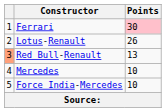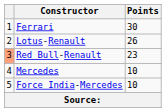(132, 27) pink background -> (132, 27) no background
(132, 56) 13 -> (132, 56) 23
